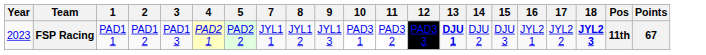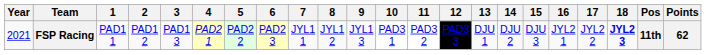+ column: (272, 12)
(19, 35) 2023 -> (19, 35) 2021
(453, 35) bold -> (485, 35) normal
(651, 35) 67 -> (682, 35) 62
